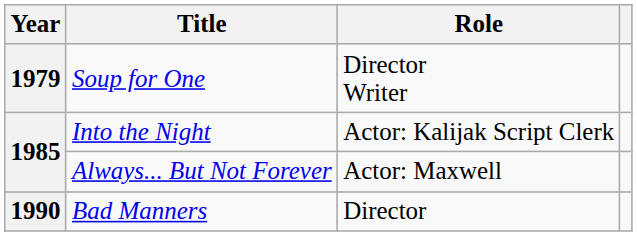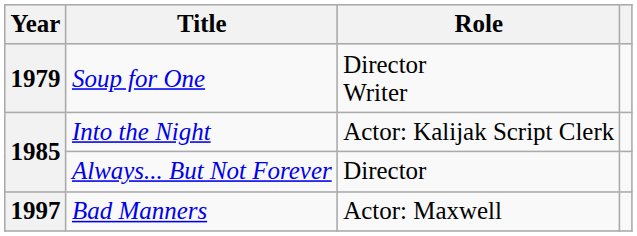(423, 171) Actor: Maxwell -> (385, 171) Director
(35, 210) 1990 -> (35, 210) 1997
(385, 210) Director -> (423, 210) Actor: Maxwell
